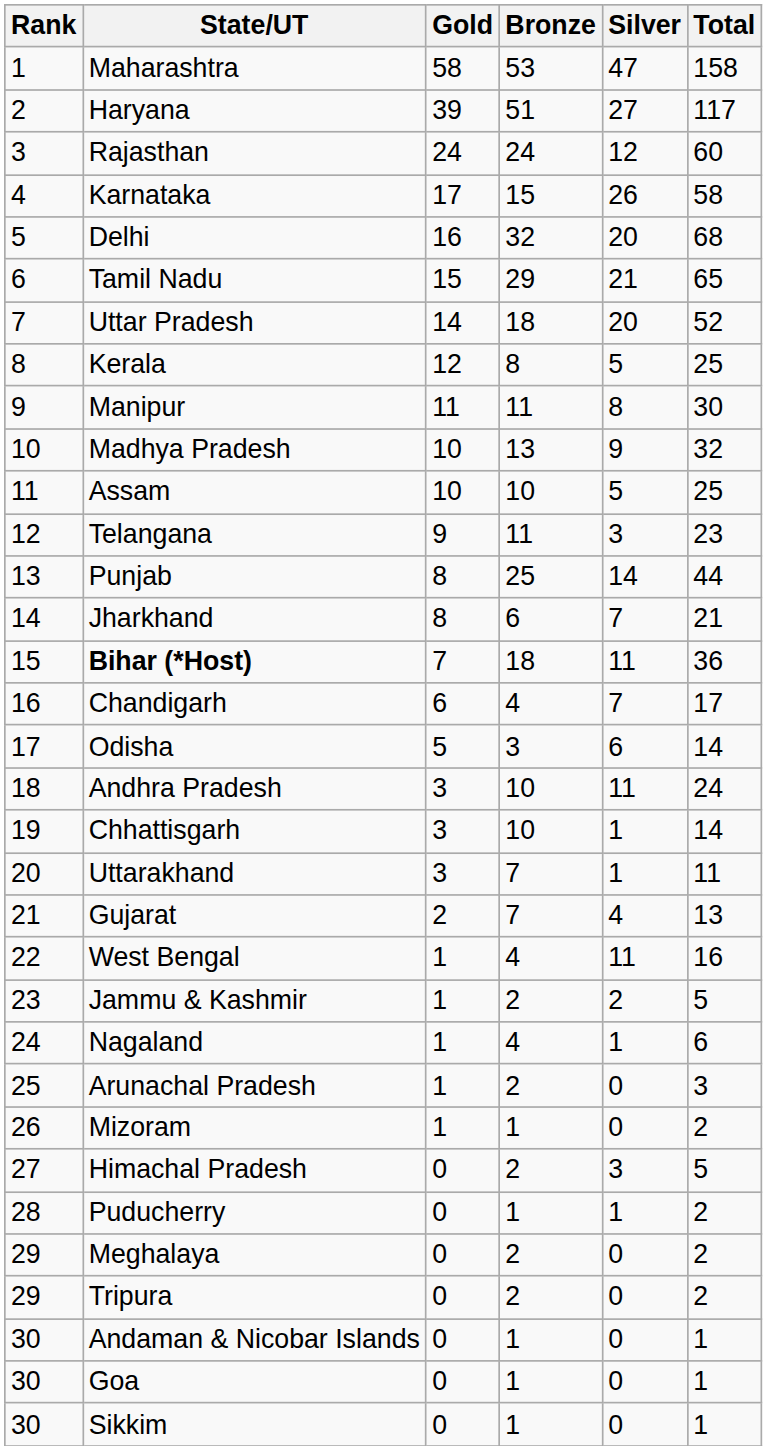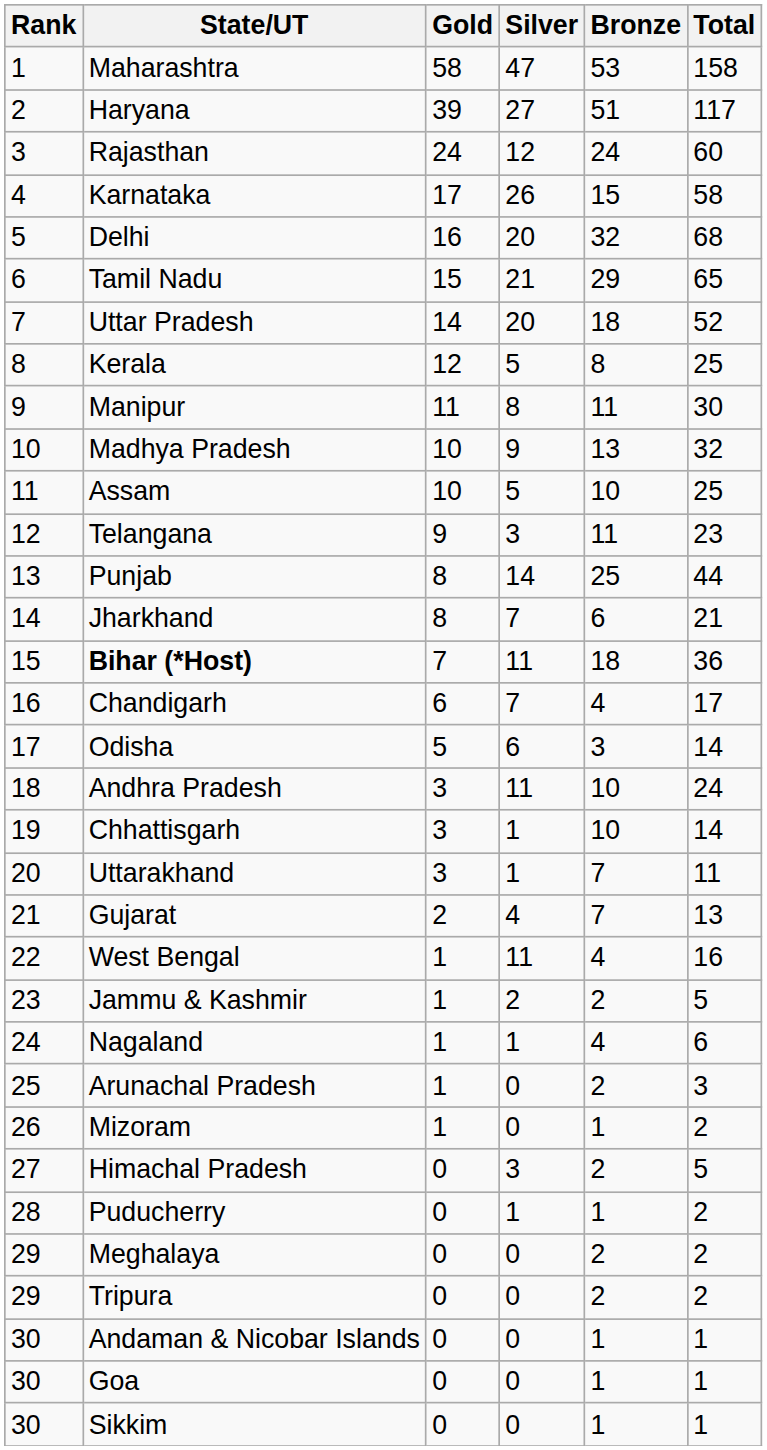columns swapped: (645, 25) <-> (551, 25)
